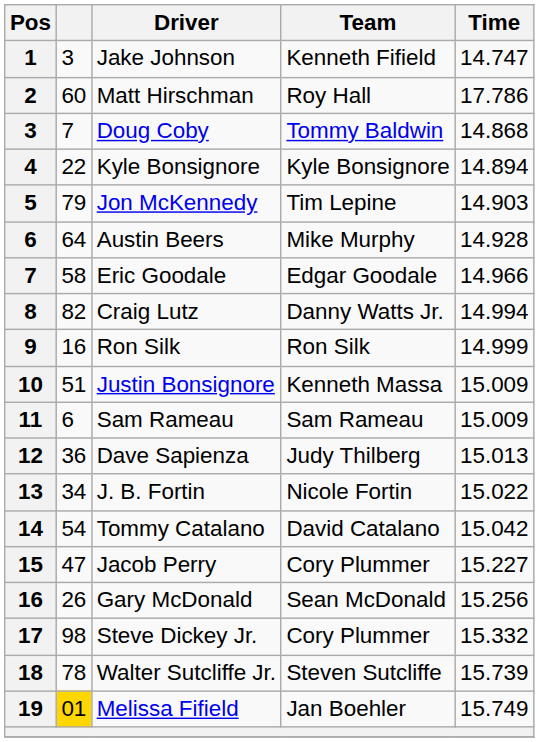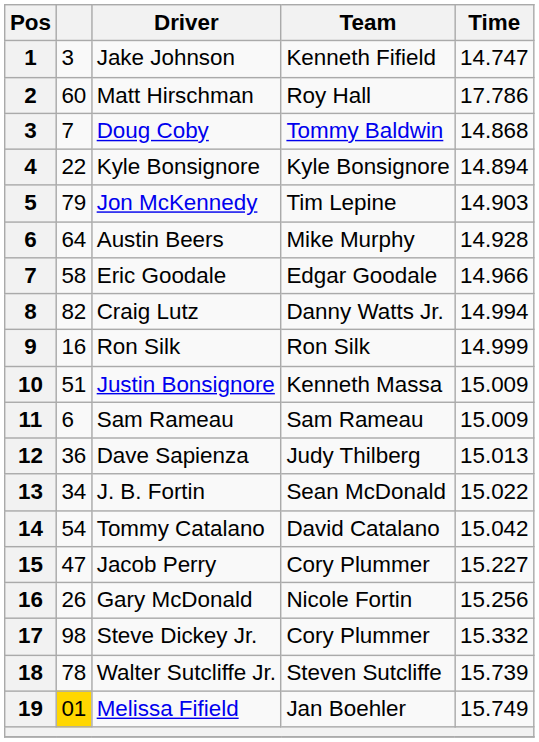(349, 491) Nicole Fortin -> (366, 491) Sean McDonald
(366, 599) Sean McDonald -> (349, 599) Nicole Fortin
